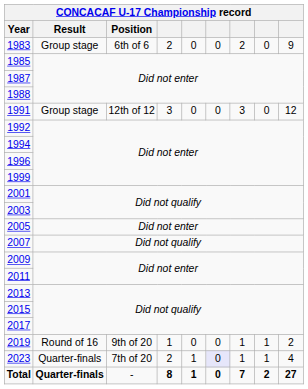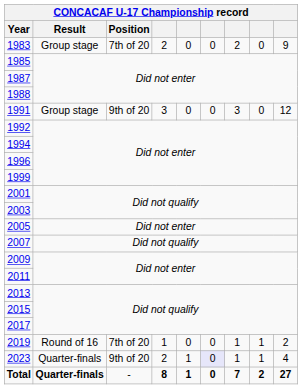(132, 45) 6th of 6 -> (129, 45) 7th of 20
(132, 111) 12th of 12 -> (129, 111) 9th of 20
(132, 342) 9th of 20 -> (129, 342) 7th of 20
(132, 359) 7th of 20 -> (129, 359) 9th of 20
